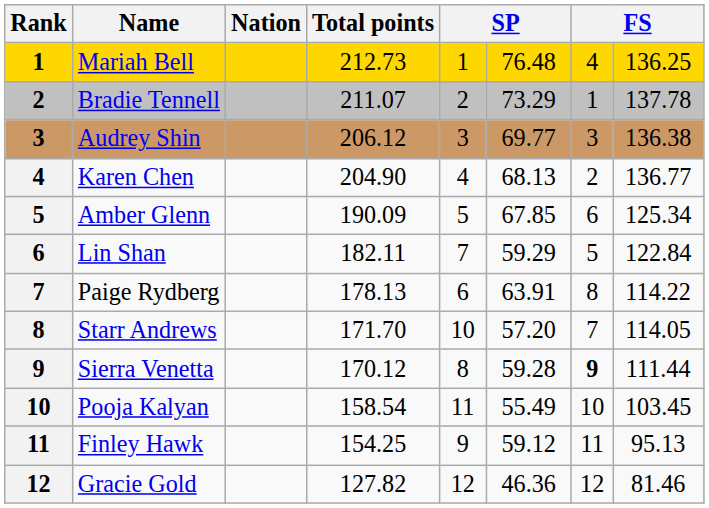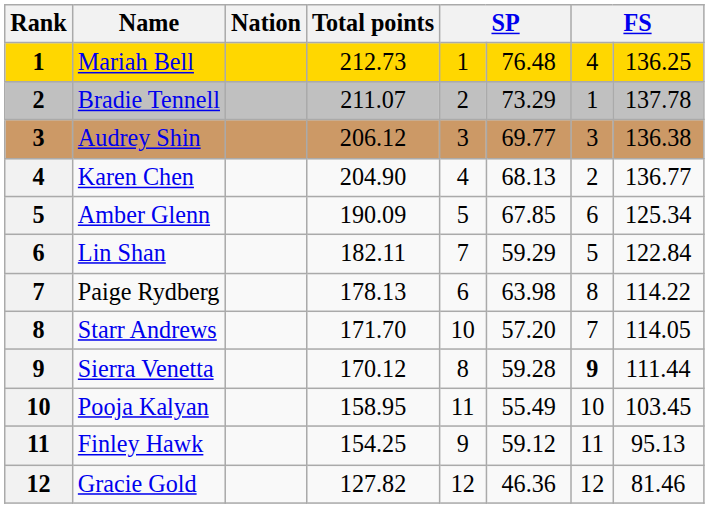(529, 291) 63.91 -> (529, 291) 63.98
(373, 406) 158.54 -> (373, 406) 158.95
